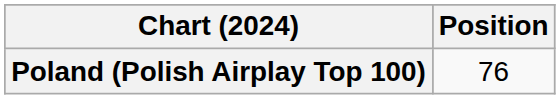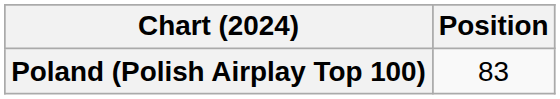(494, 70) 76 -> (494, 70) 83
